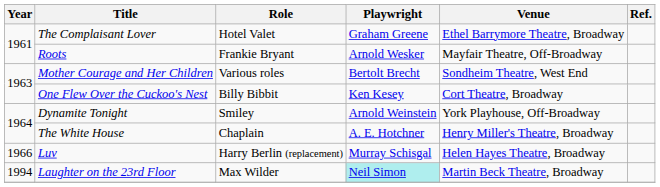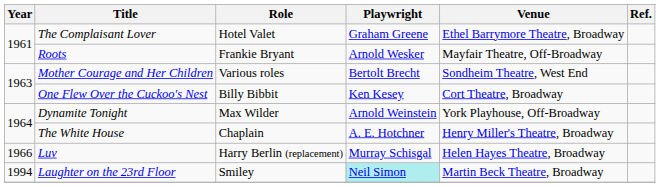(236, 113) Smiley -> (249, 113) Max Wilder
(249, 172) Max Wilder -> (236, 172) Smiley
